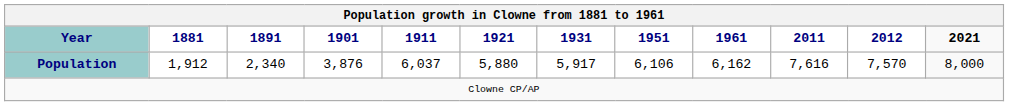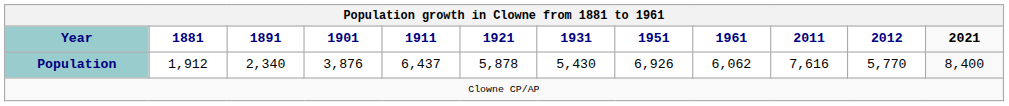(421, 64) 6,037 -> (421, 64) 6,437
(498, 64) 5,880 -> (498, 64) 5,878
(576, 64) 5,917 -> (576, 64) 5,430
(654, 64) 6,106 -> (654, 64) 6,926
(731, 64) 6,162 -> (731, 64) 6,062
(887, 64) 7,570 -> (887, 64) 5,770
(964, 64) 8,000 -> (964, 64) 8,400
